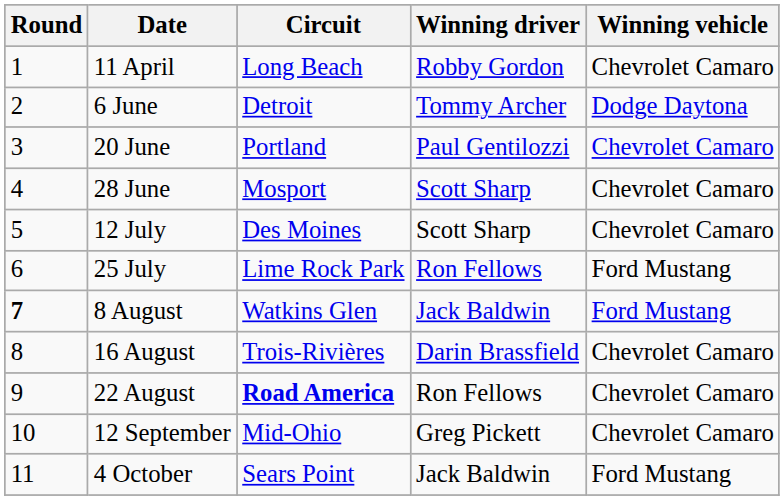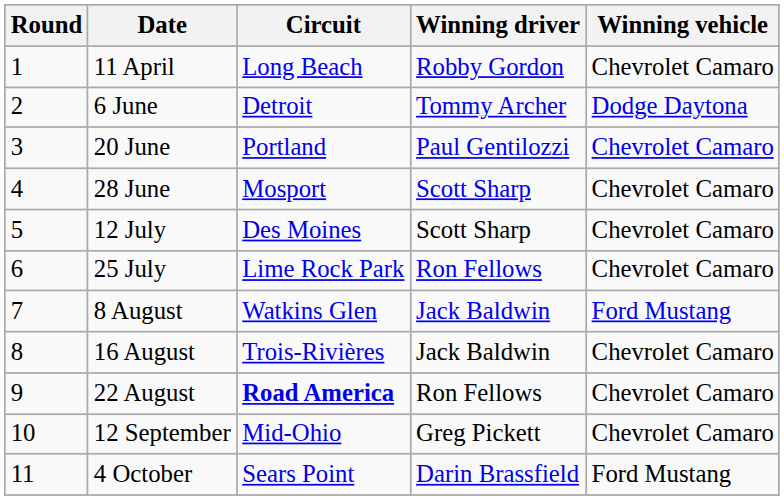(661, 270) Ford Mustang -> (683, 270) Chevrolet Camaro
(17, 311) bold -> (17, 311) normal
(498, 352) Darin Brassfield -> (483, 352) Jack Baldwin
(483, 474) Jack Baldwin -> (498, 474) Darin Brassfield
